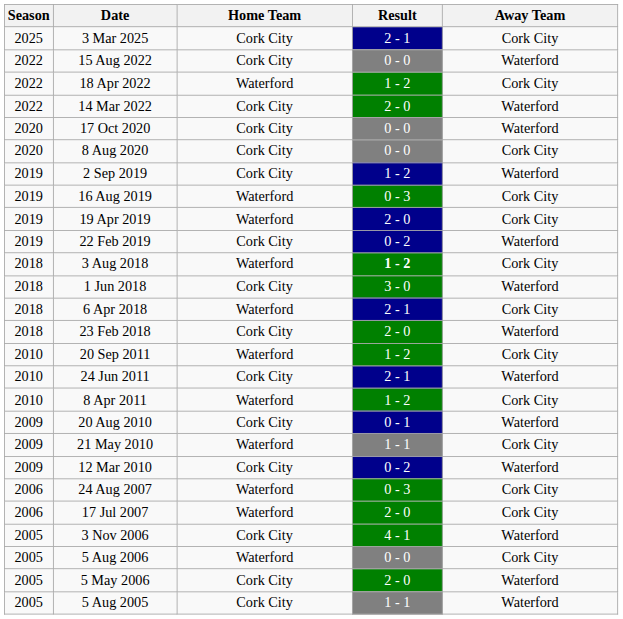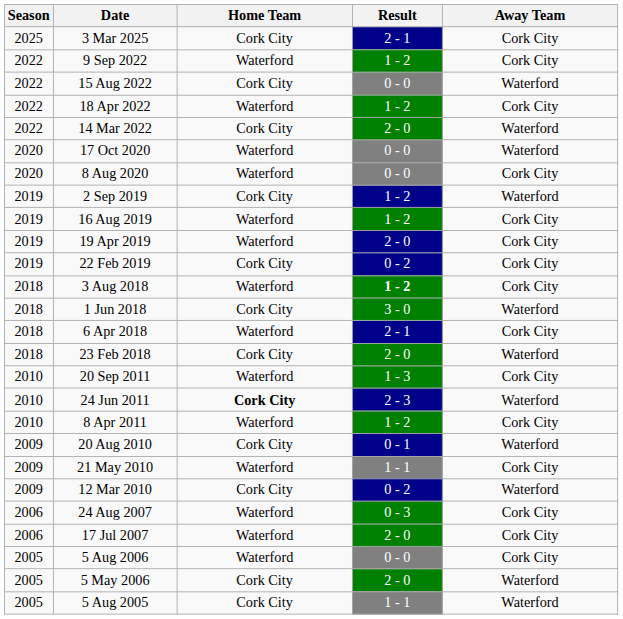+ row: (115, 60)
(265, 128) Cork City -> (265, 151) Waterford
(265, 151) Cork City -> (265, 173) Waterford
(397, 196) 0 - 3 -> (397, 219) 1 - 2
(530, 241) Waterford -> (530, 264) Cork City
(397, 354) 1 - 2 -> (397, 377) 1 - 3
(265, 377) normal -> (265, 399) bold
(397, 377) 2 - 1 -> (397, 399) 2 - 3
- row: (115, 535)
